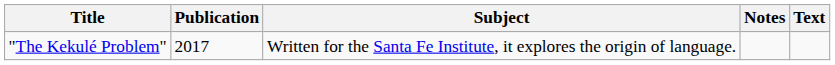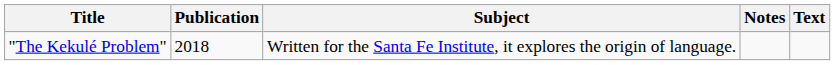(192, 45) 2017 -> (192, 45) 2018
